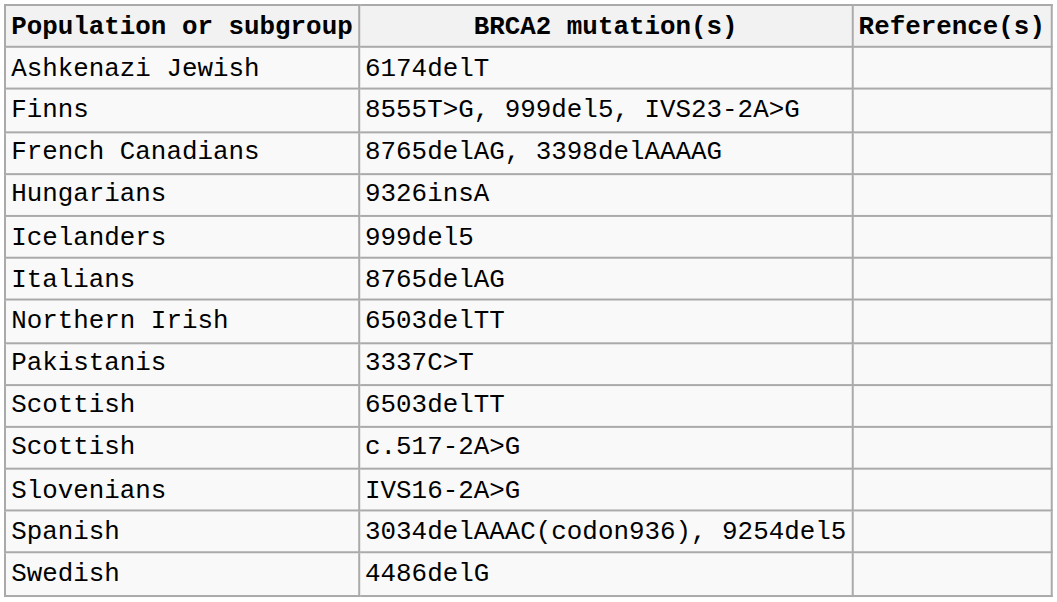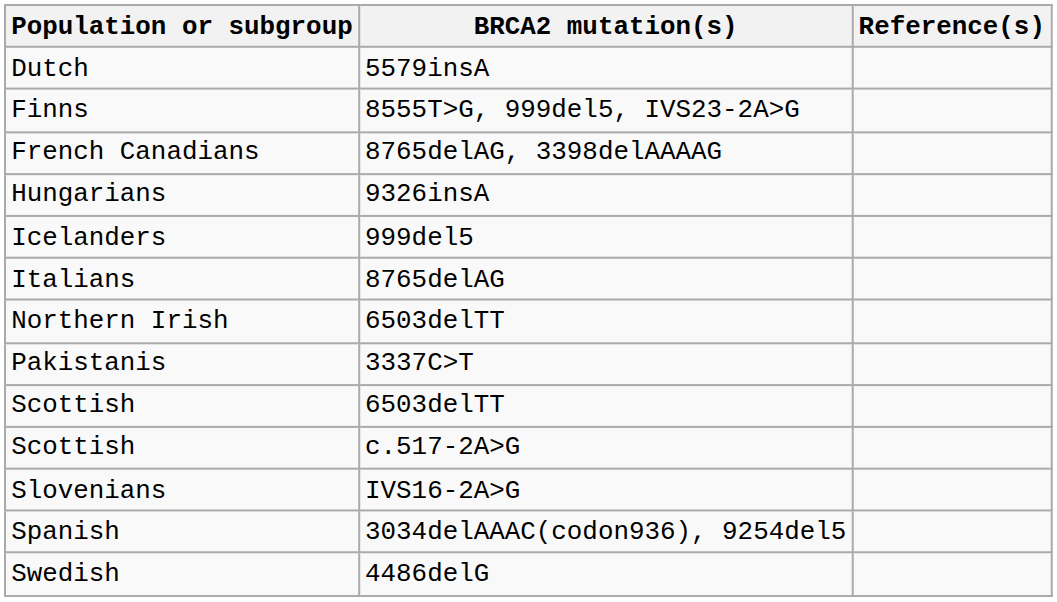- row: (135, 68)
+ row: (50, 68)
